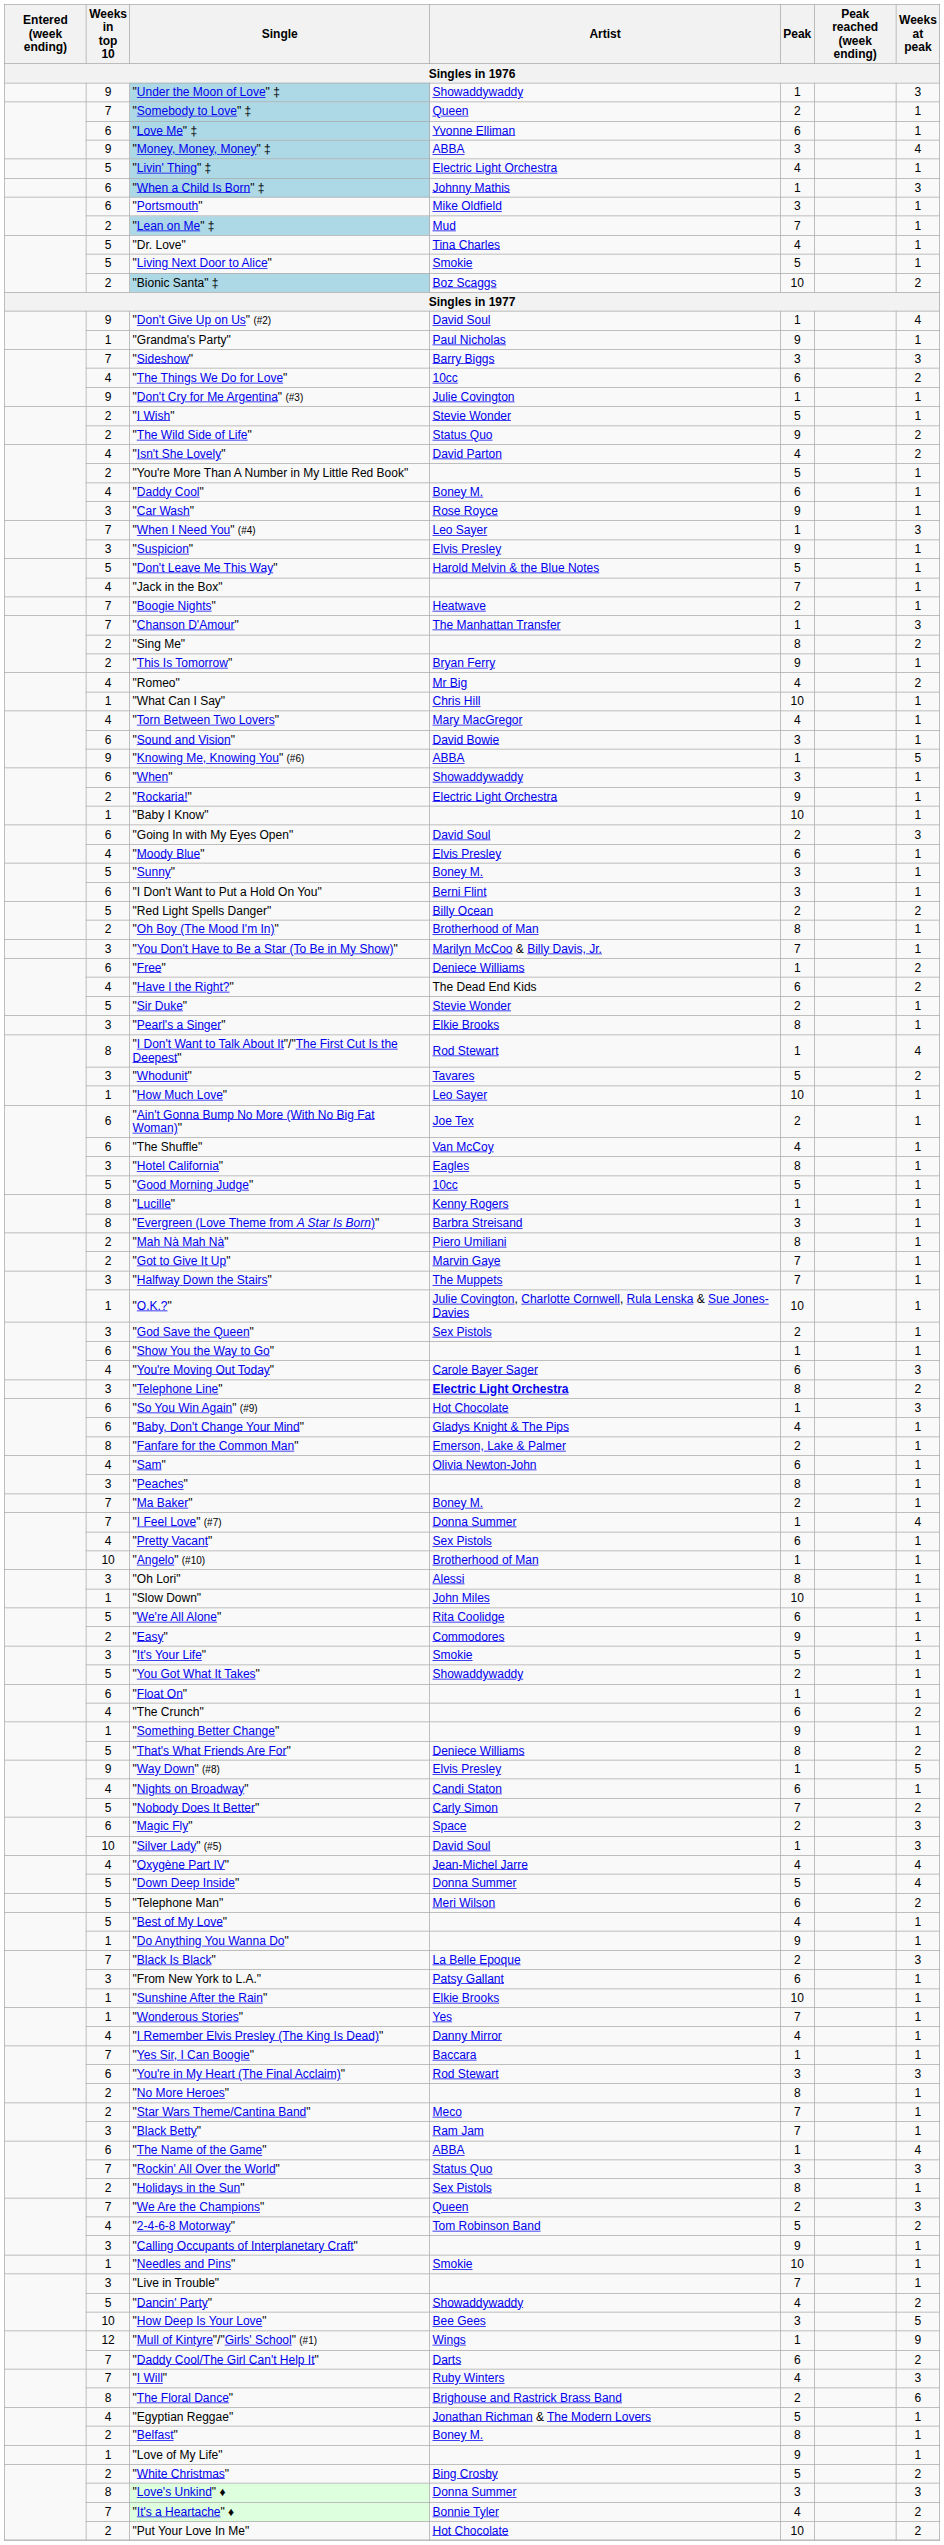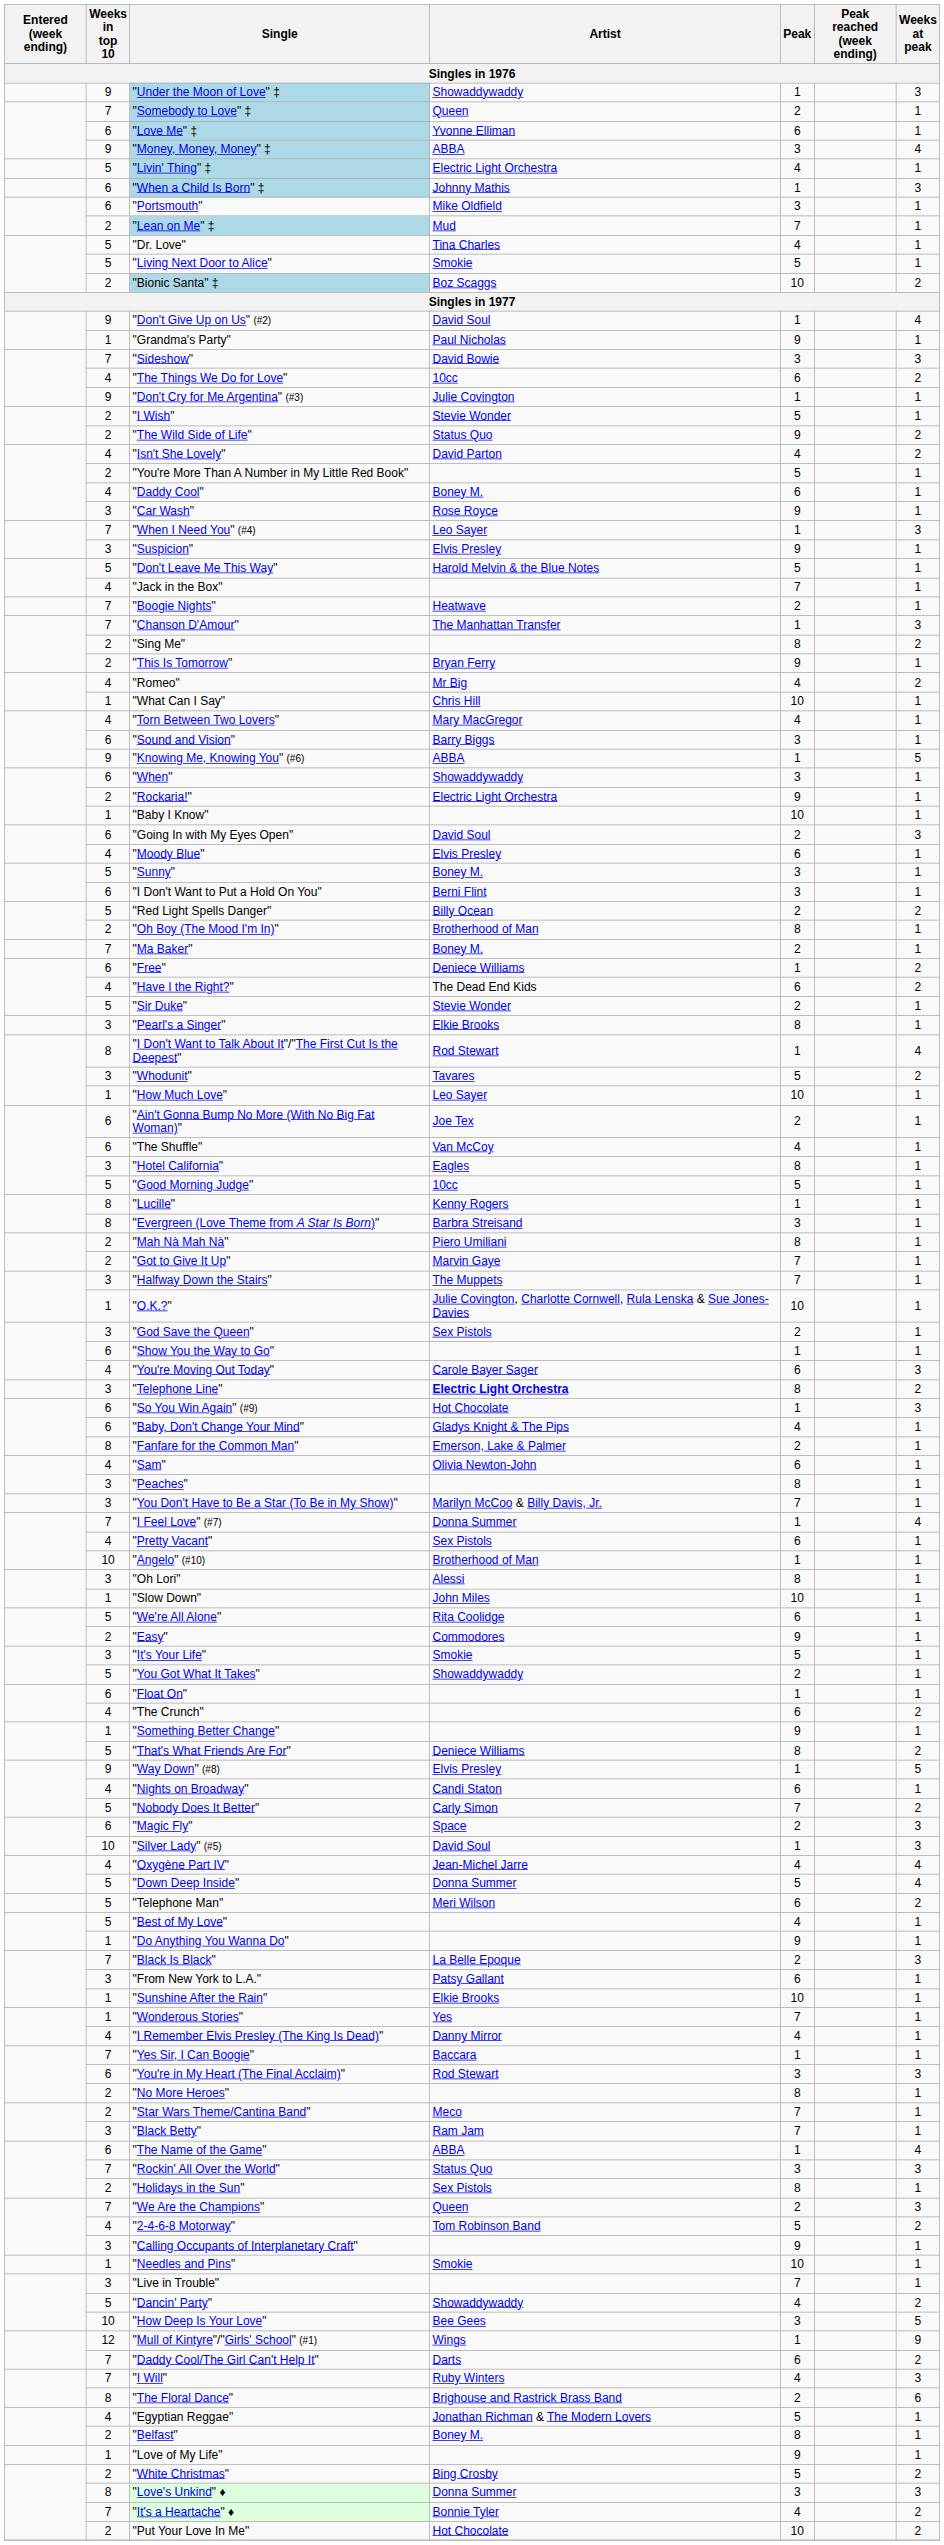(464, 359) Barry Biggs -> (466, 359) David Bowie
(466, 739) David Bowie -> (464, 739) Barry Biggs
rows swapped: (265, 948) <-> (162, 1503)
